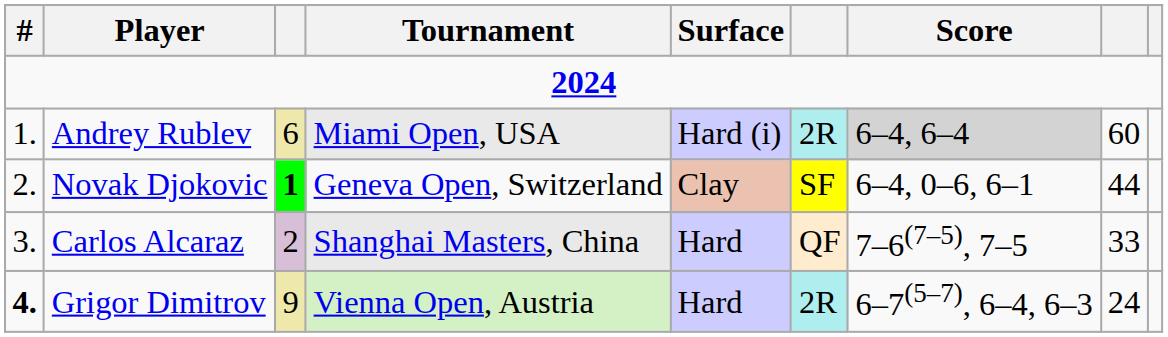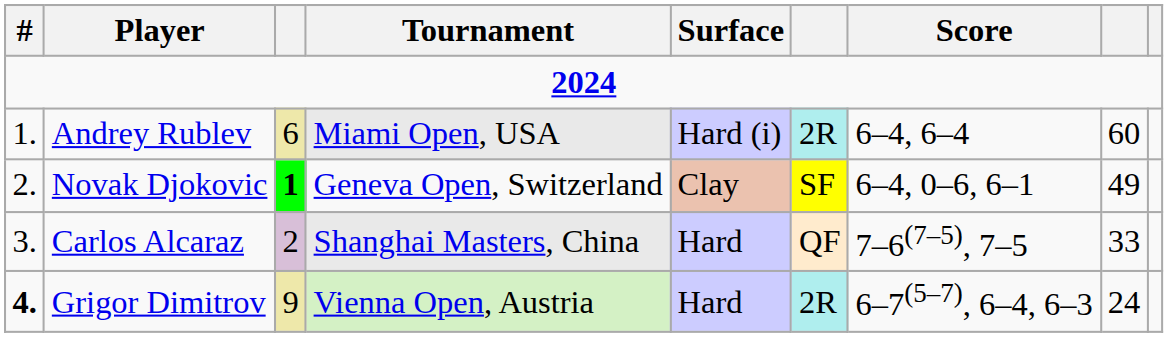(912, 133) lightgrey background -> (912, 133) no background
(1124, 184) 44 -> (1124, 184) 49
